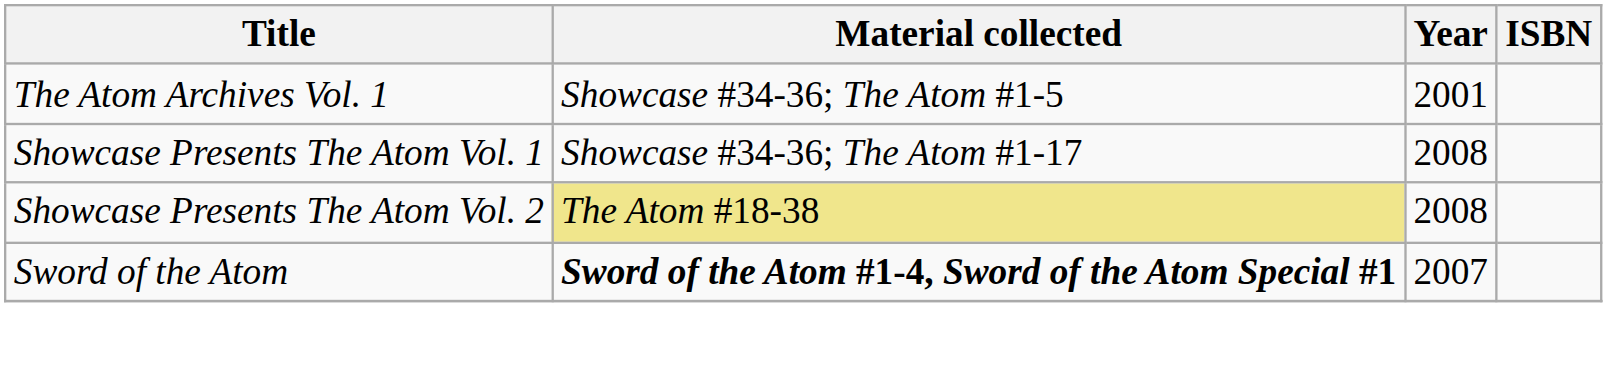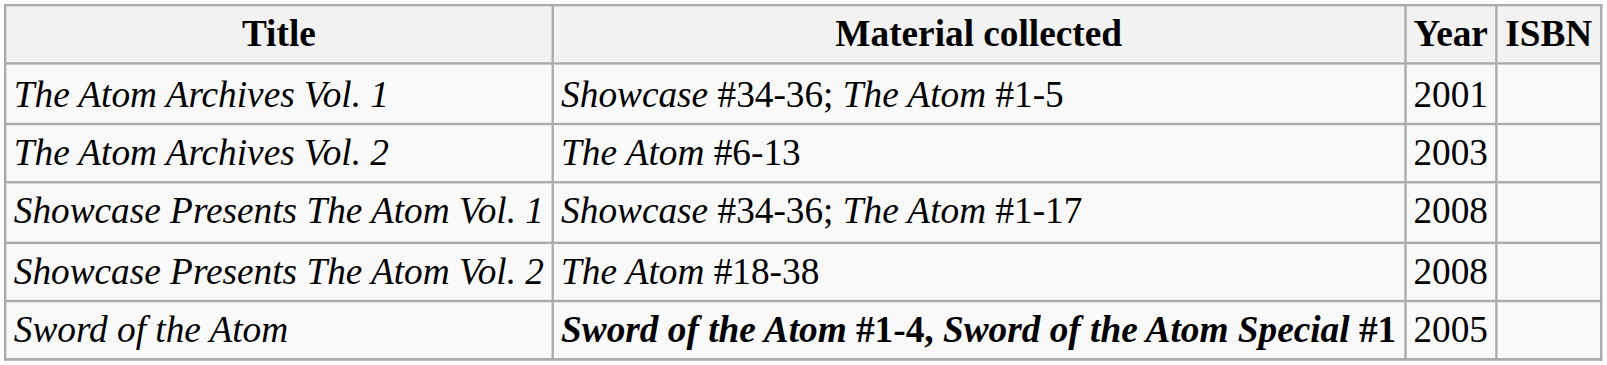+ row: (201, 152)
(690, 211) khaki background -> (690, 270) no background
(1451, 270) 2007 -> (1451, 329) 2005
